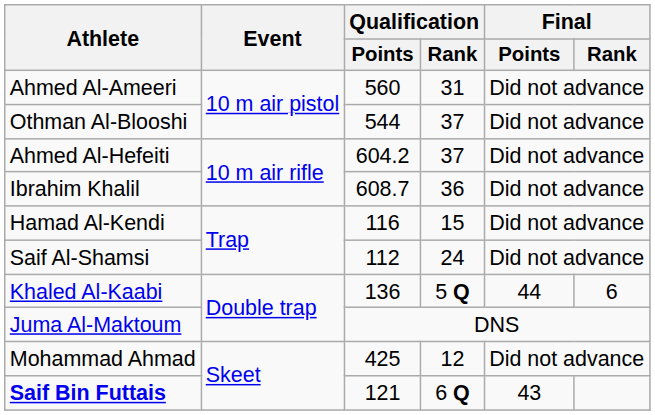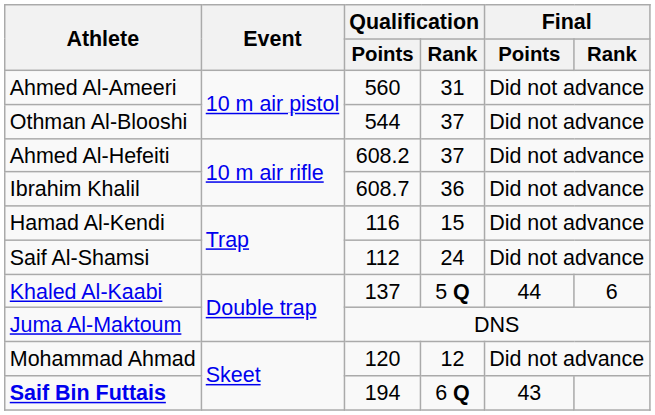(383, 156) 604.2 -> (383, 156) 608.2
(383, 291) 136 -> (383, 291) 137
(383, 359) 425 -> (383, 359) 120
(383, 393) 121 -> (383, 393) 194
